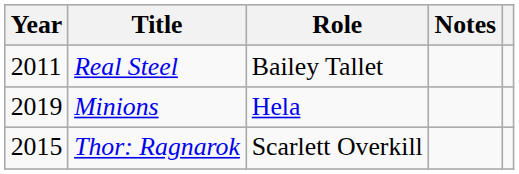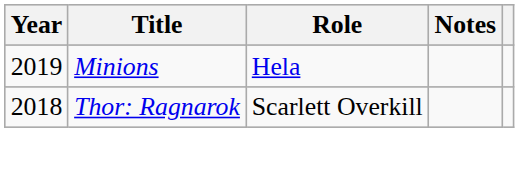- row: (126, 65)
(37, 147) 2015 -> (37, 106) 2018
